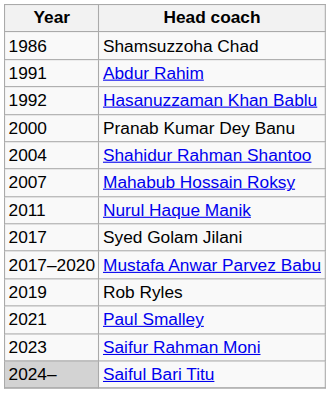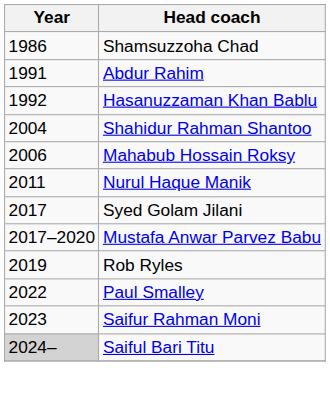- row: (199, 127)
(28, 182) 2007 -> (28, 155) 2006
(28, 319) 2021 -> (28, 292) 2022
